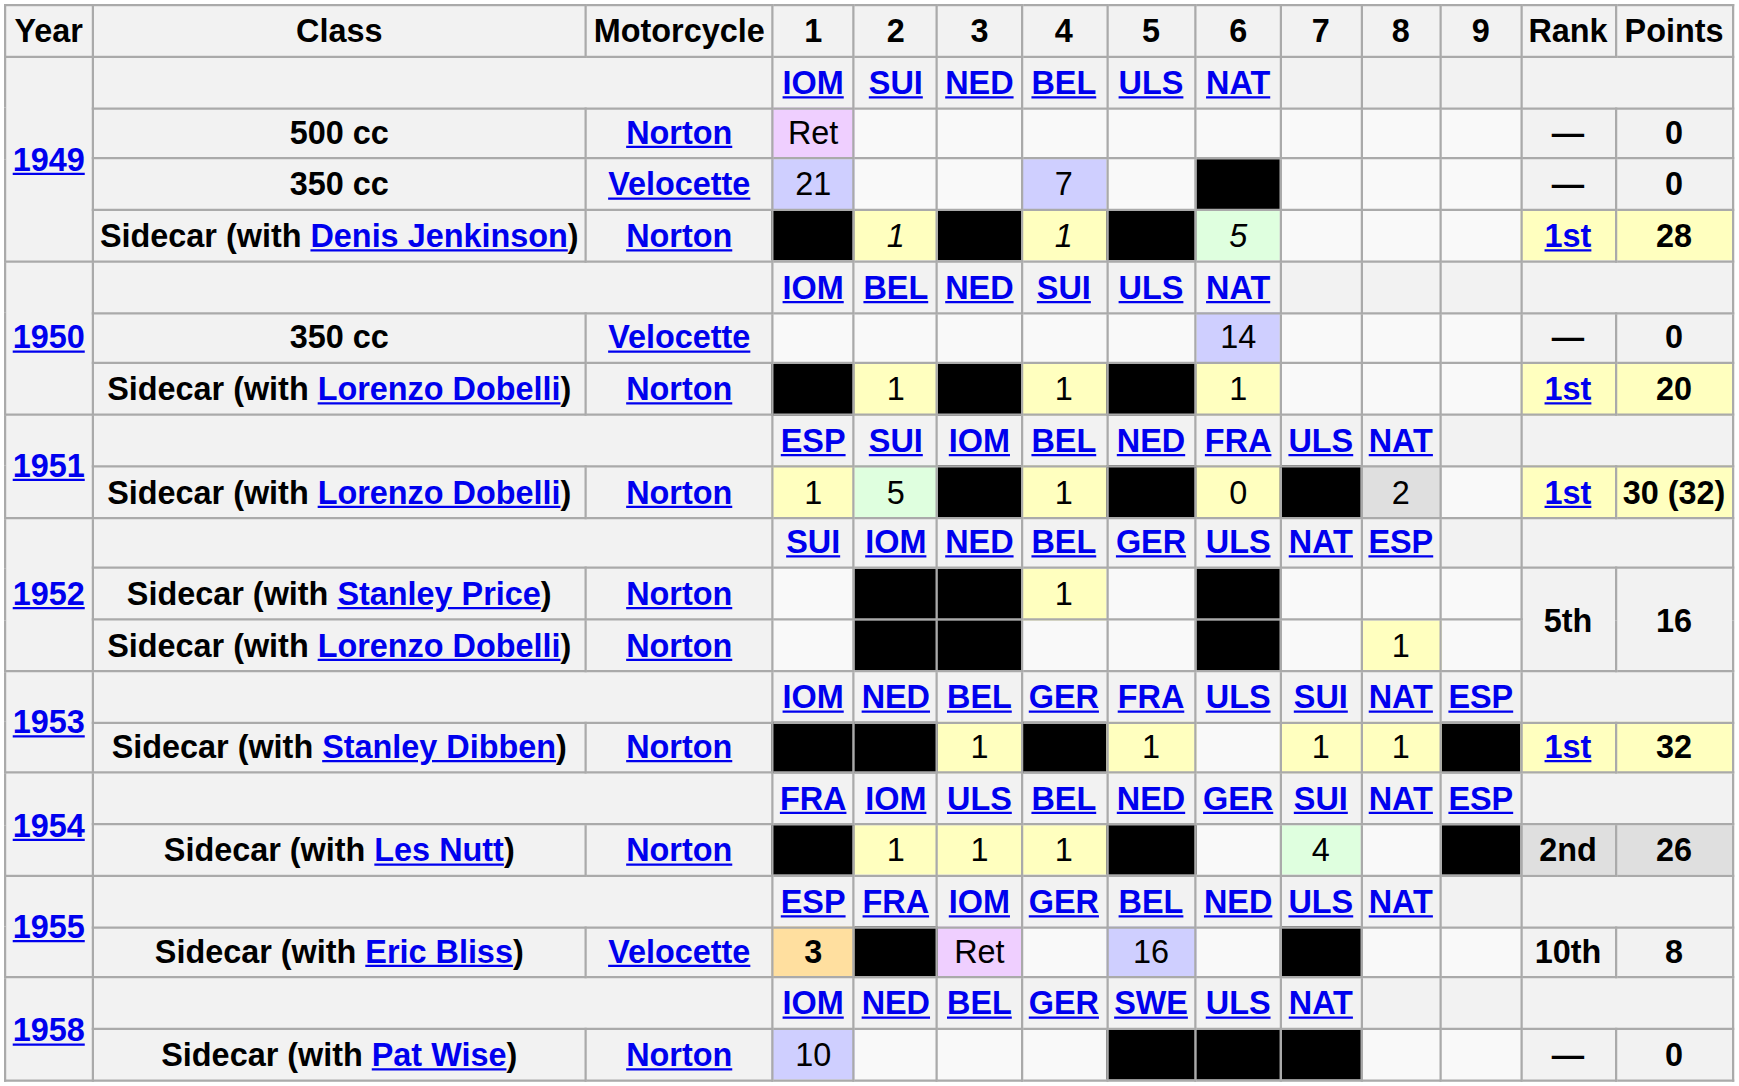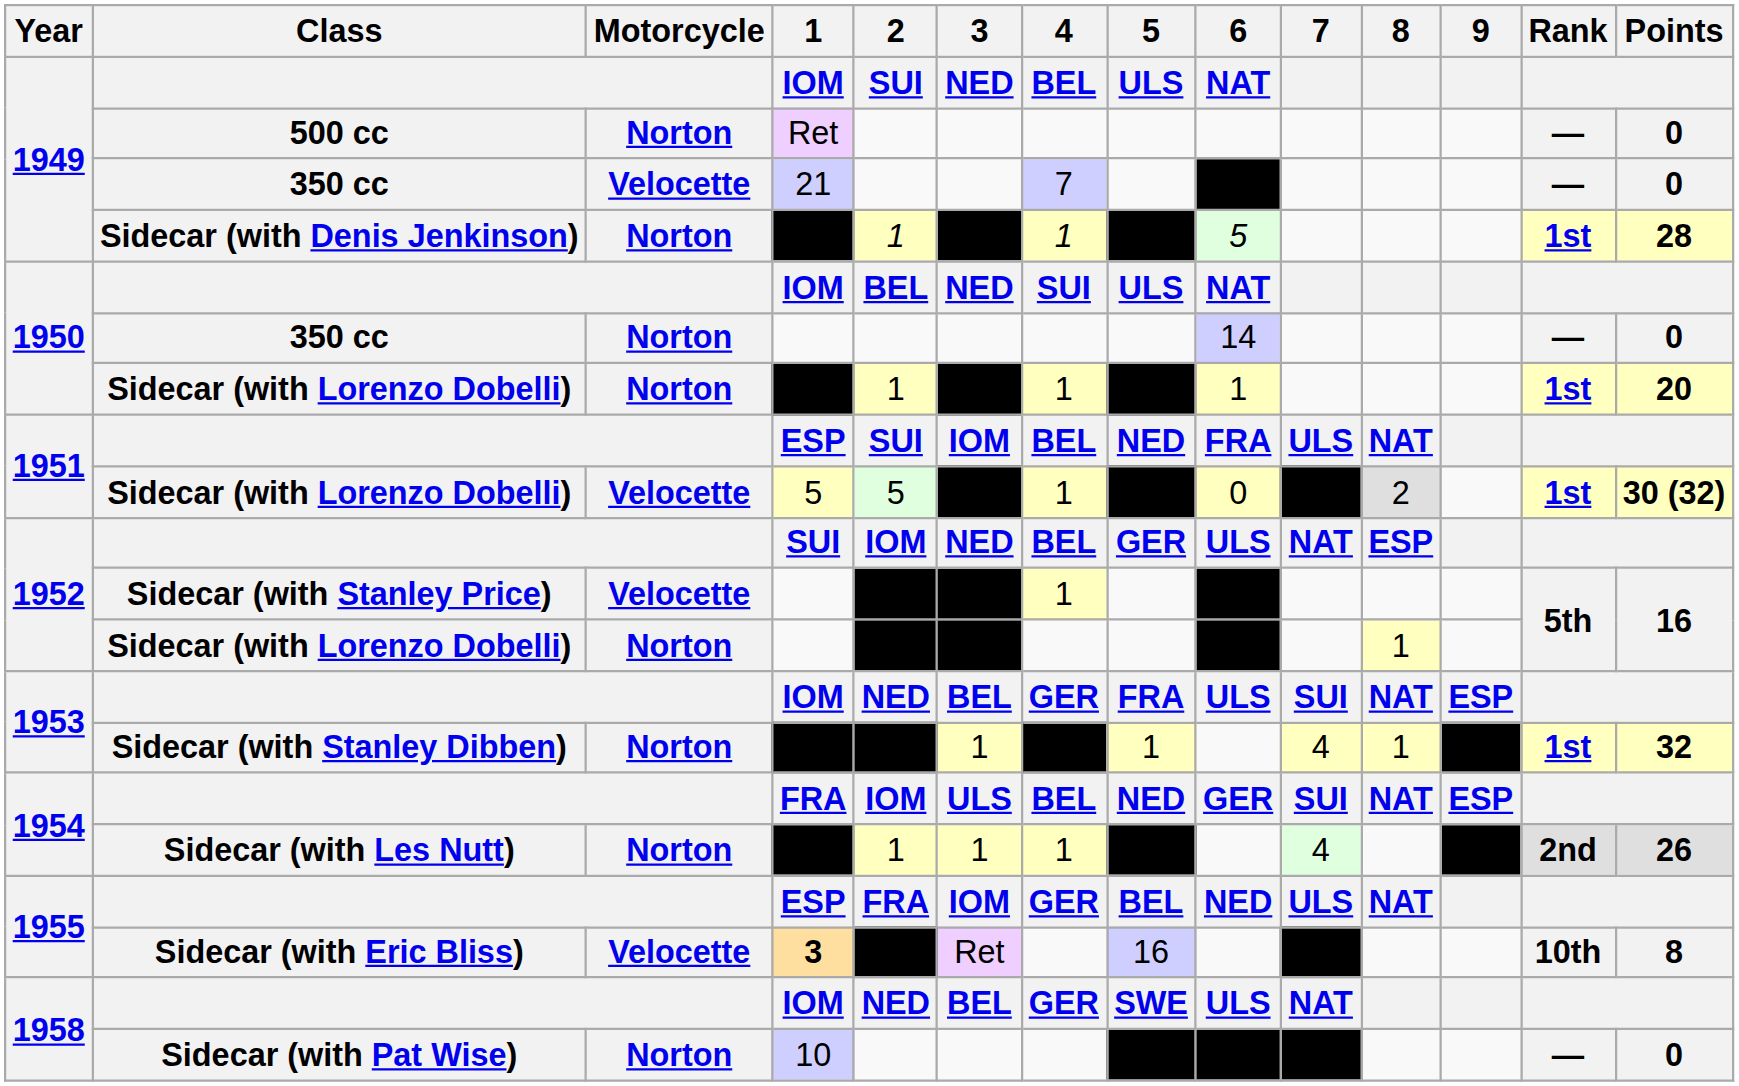(679, 338) Velocette -> (679, 338) Norton
(679, 492) Norton -> (679, 492) Velocette
(813, 492) 1 -> (813, 492) 5
(679, 594) Norton -> (679, 594) Velocette
(1321, 748) 1 -> (1321, 748) 4
